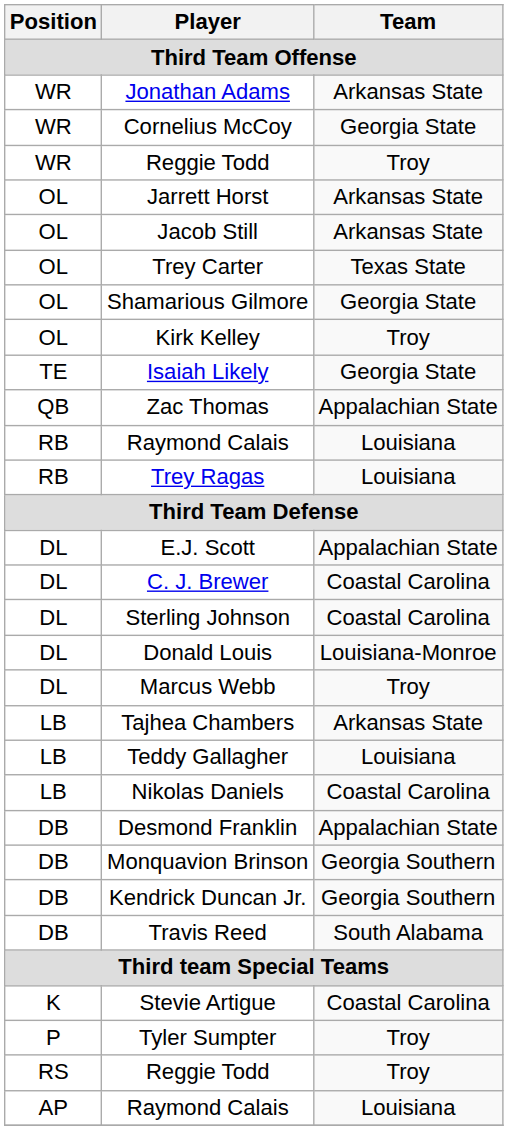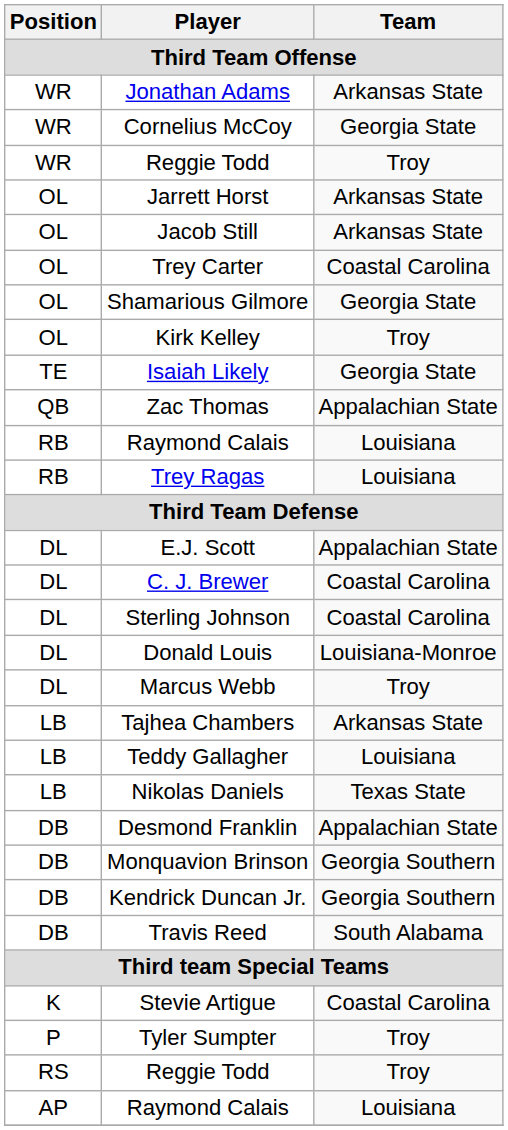(408, 267) Texas State -> (408, 267) Coastal Carolina
(408, 792) Coastal Carolina -> (408, 792) Texas State
